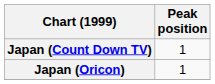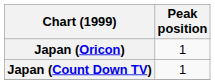rows swapped: (80, 69) <-> (80, 49)
